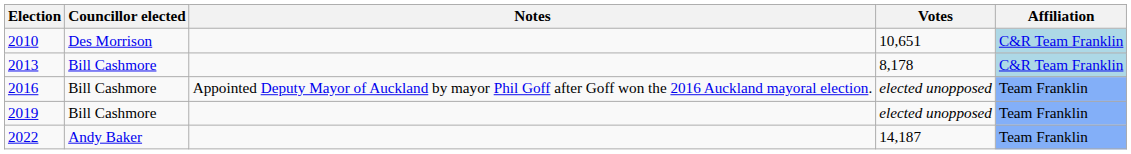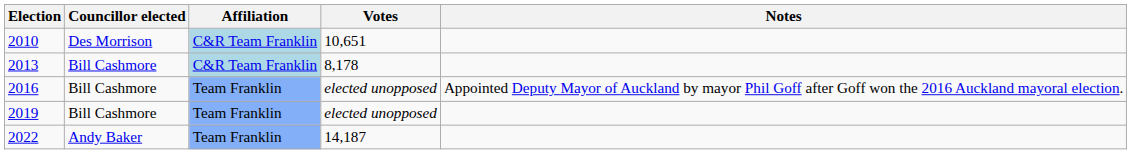columns swapped: (1061, 16) <-> (532, 16)
